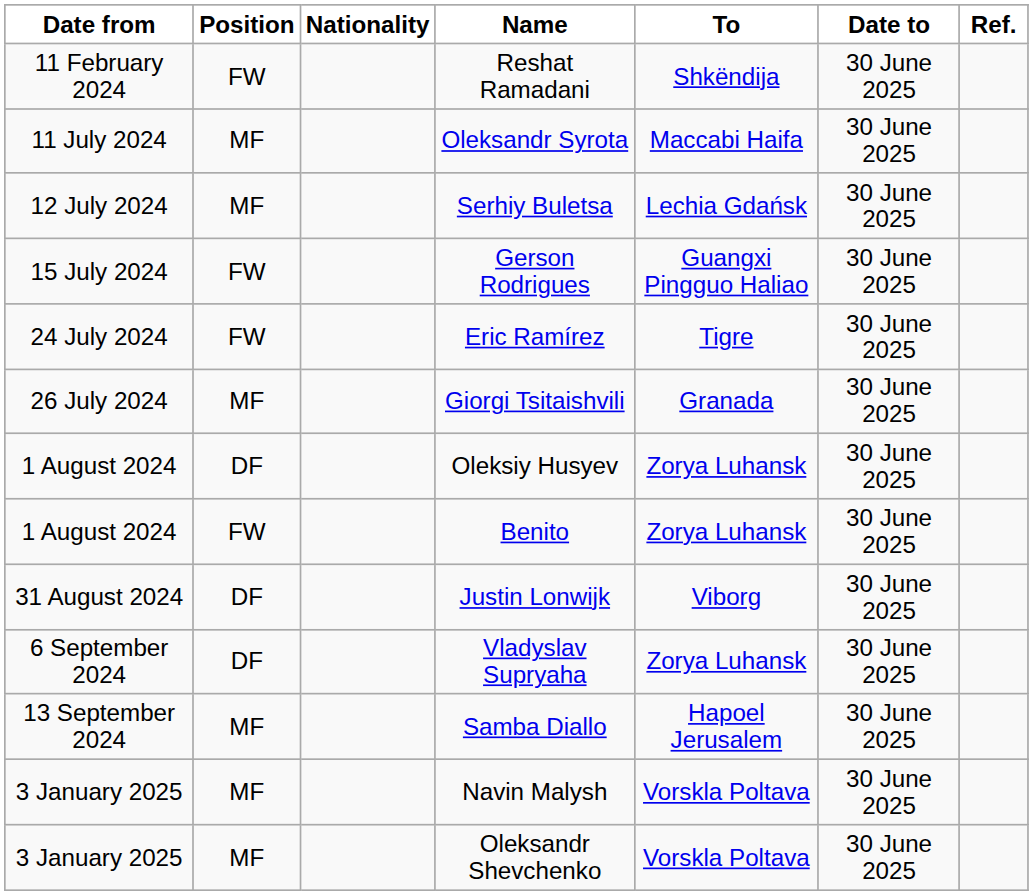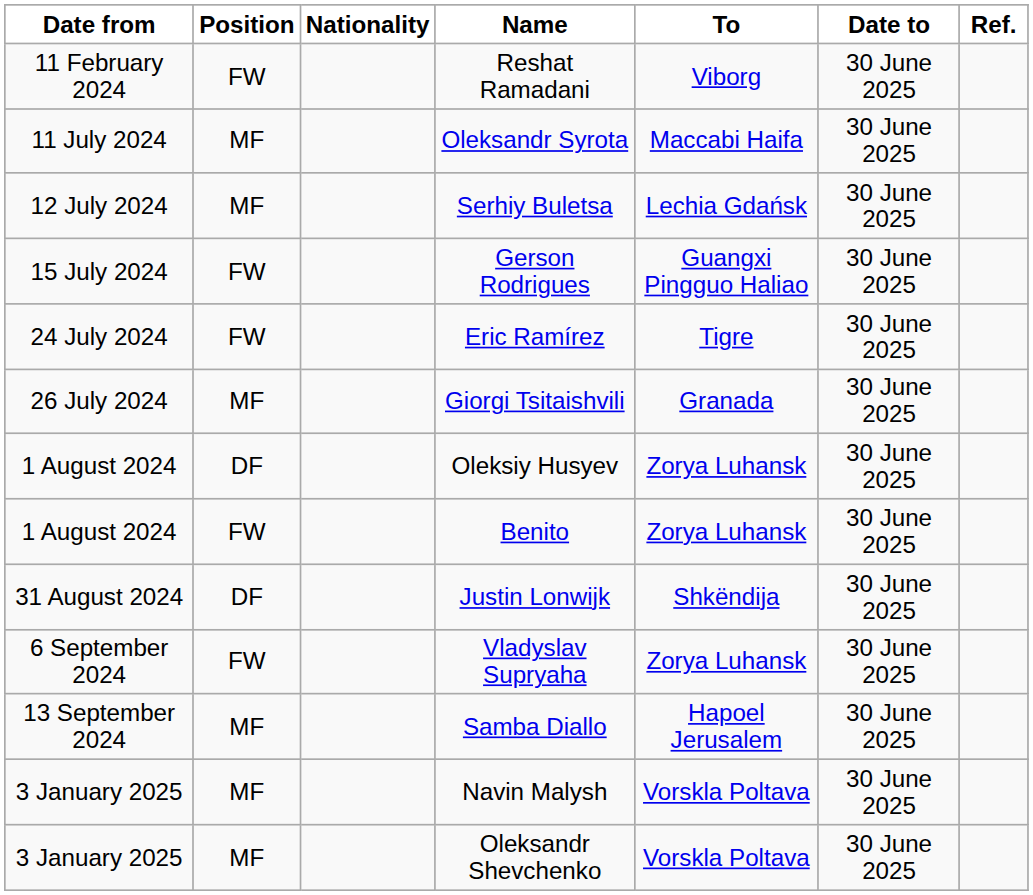(726, 76) Shkëndija -> (726, 76) Viborg
(726, 597) Viborg -> (726, 597) Shkëndija
(247, 662) DF -> (247, 662) FW
